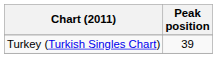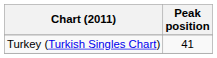(187, 44) 39 -> (187, 44) 41
